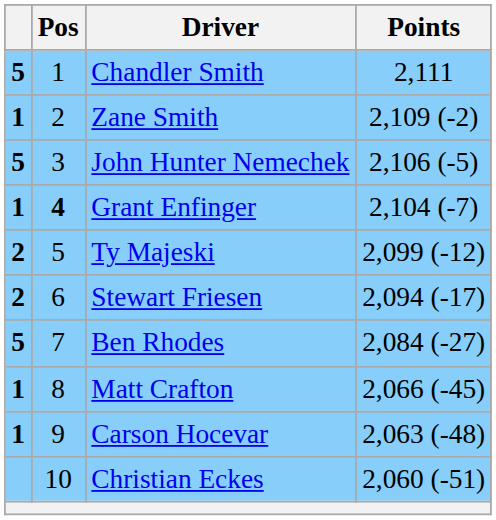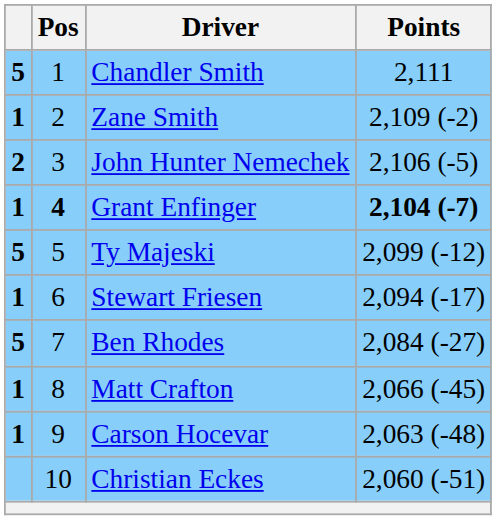(18, 162) 5 -> (18, 162) 2
(424, 207) normal -> (424, 207) bold
(18, 252) 2 -> (18, 252) 5
(18, 297) 2 -> (18, 297) 1
